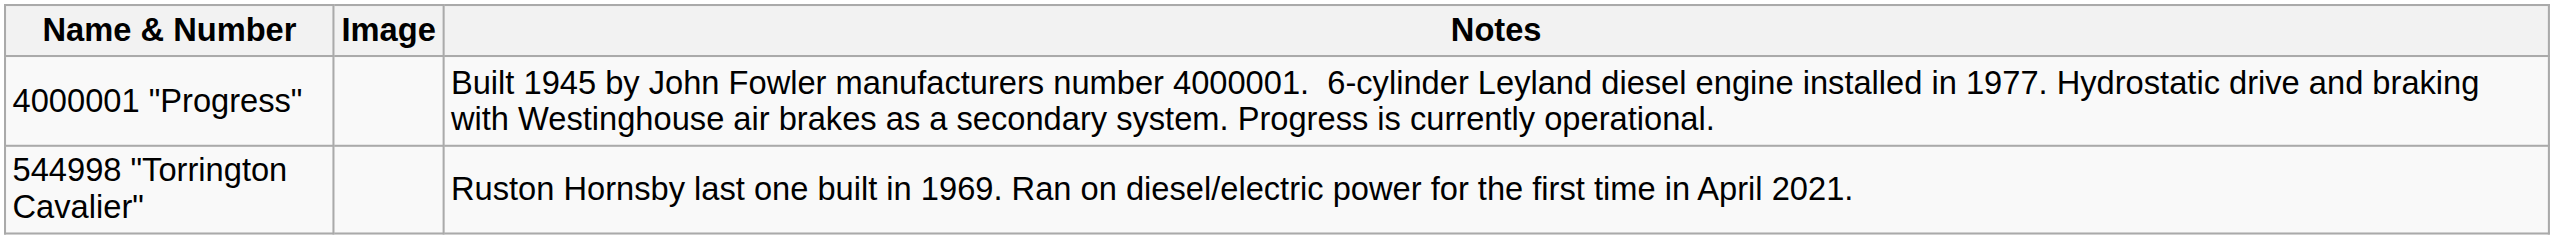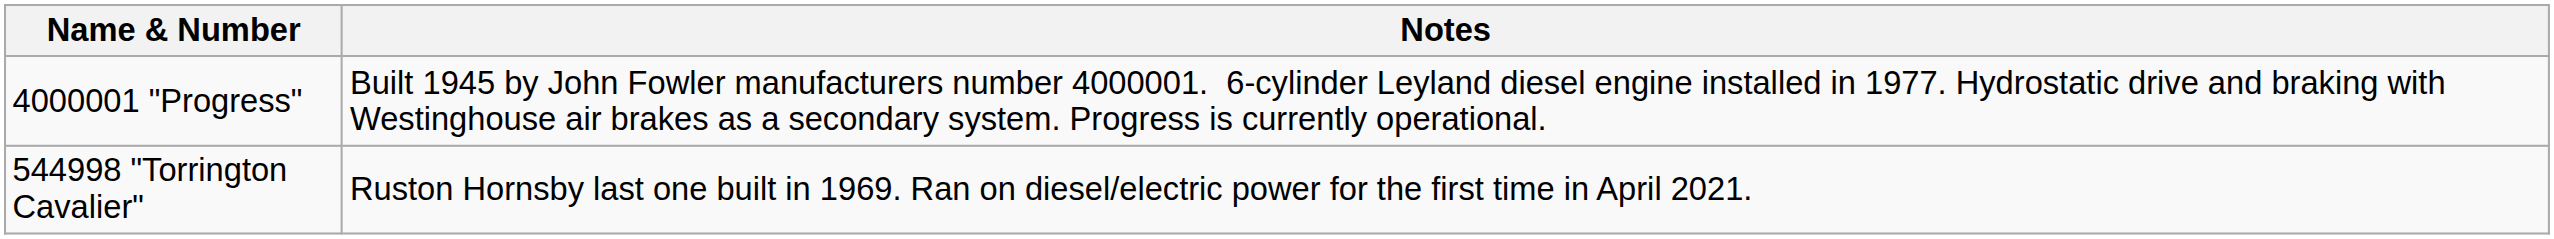- column: (389, 30)
